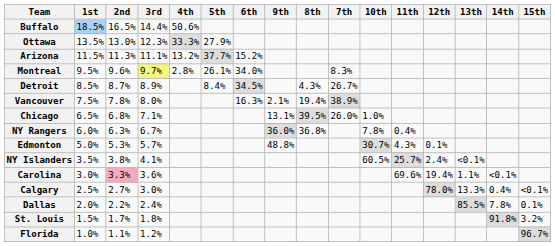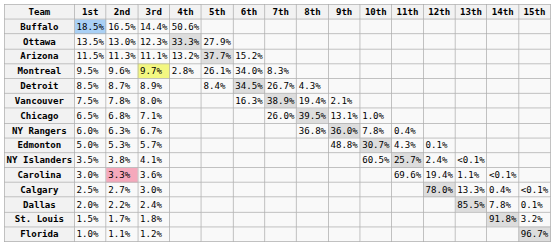columns swapped: (344, 12) <-> (281, 12)
